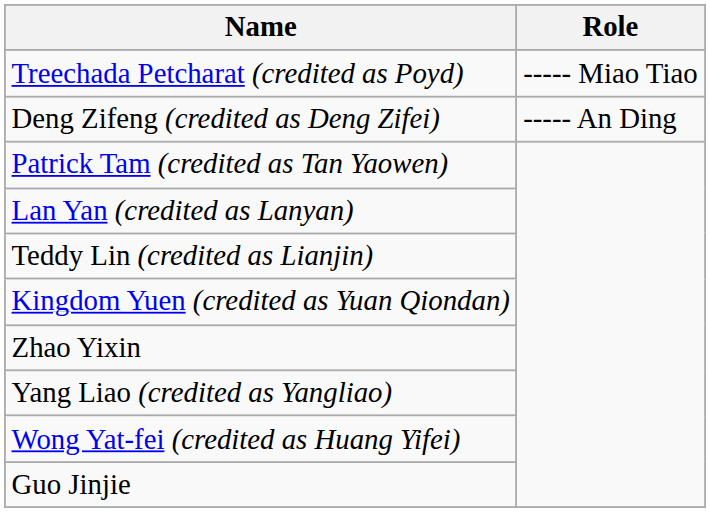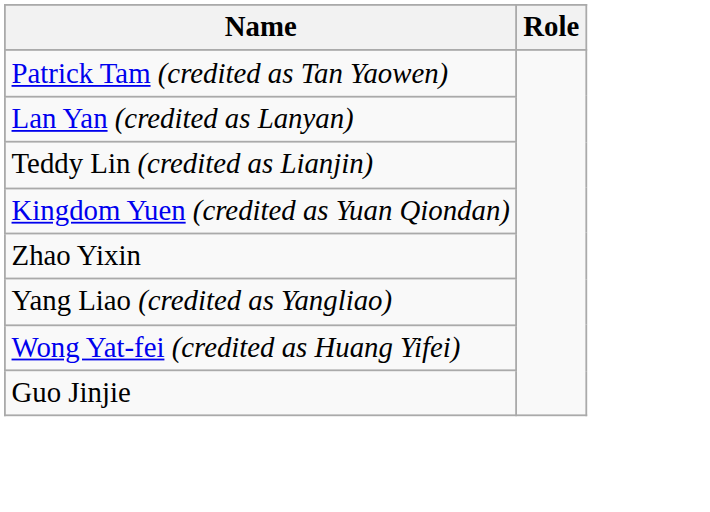- row: (238, 73)
- row: (226, 118)
